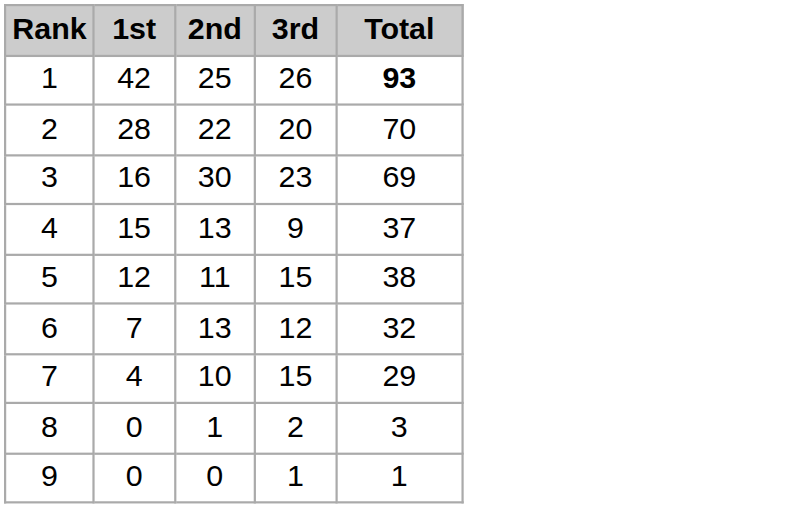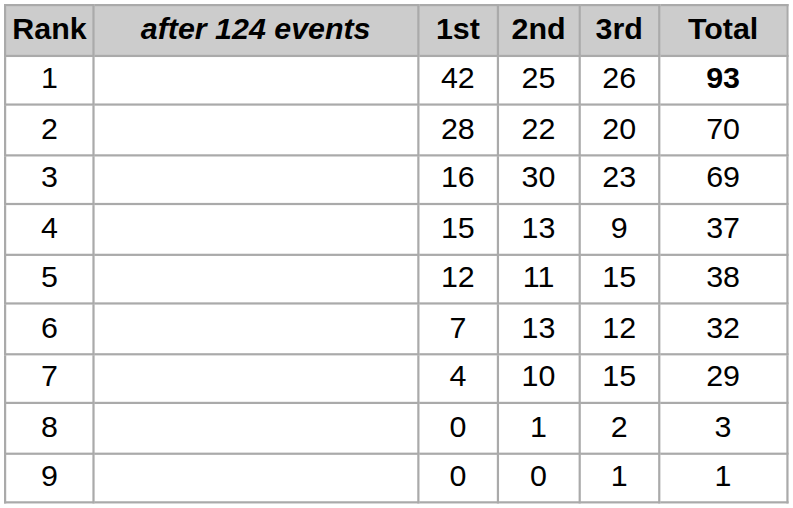+ column: (256, 29)
